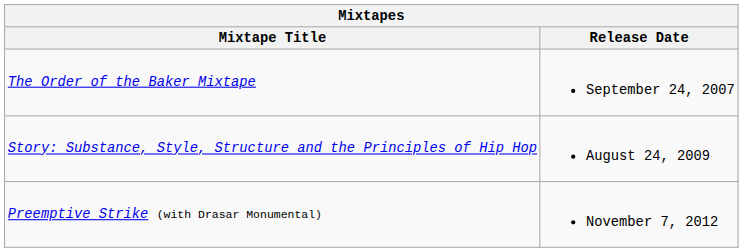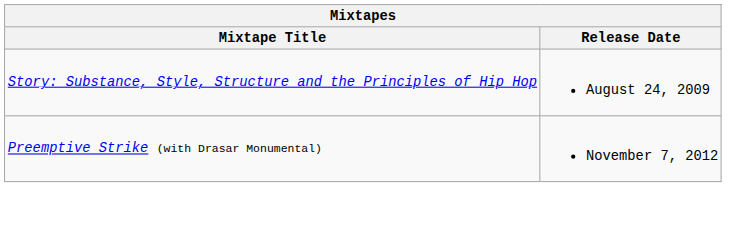- row: (132, 82)
